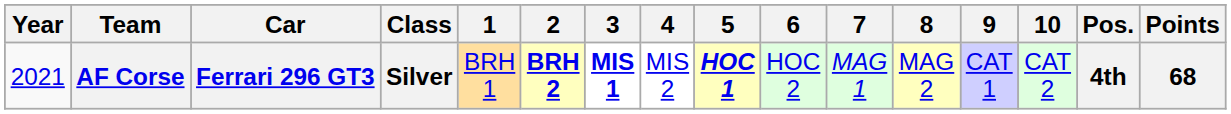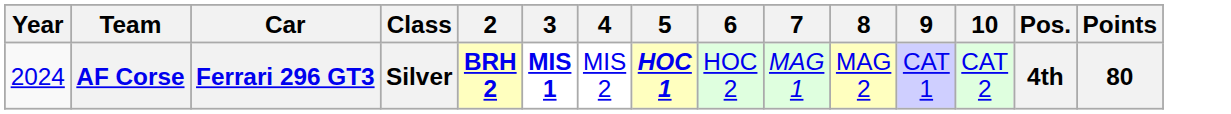- column: (490, 24)
(38, 75) 2021 -> (38, 75) 2024
(1183, 75) 68 -> (1120, 75) 80
